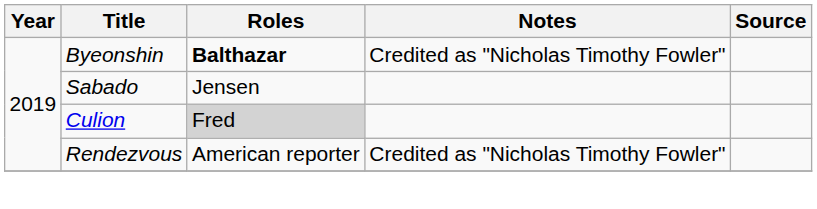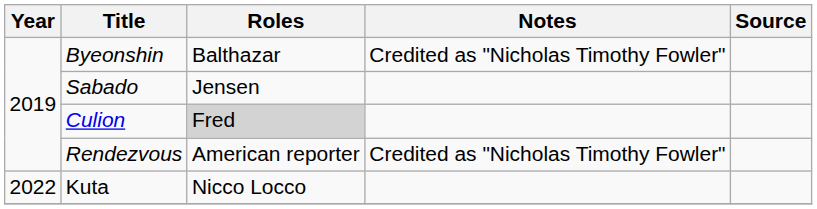(239, 54) bold -> (236, 54) normal
+ row: (87, 187)
